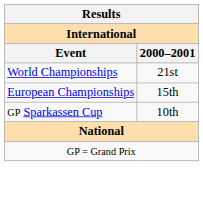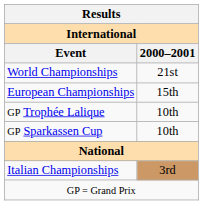+ row: (56, 111)
+ row: (63, 170)
